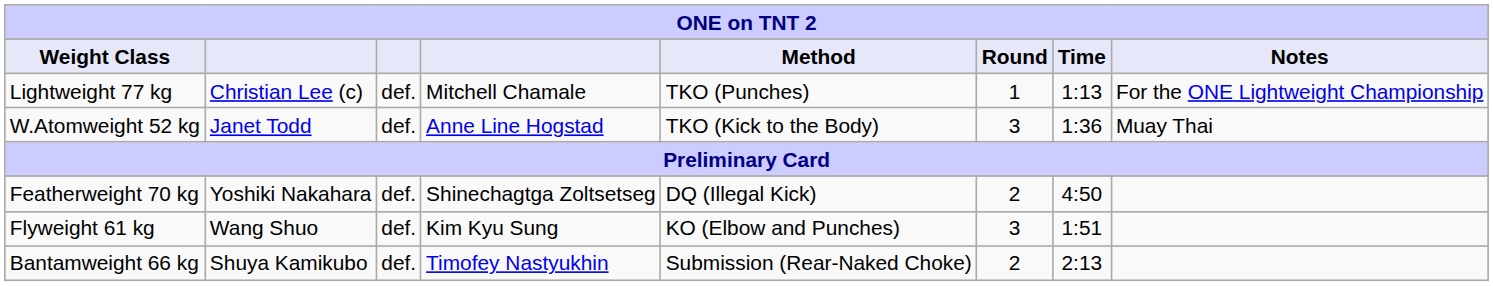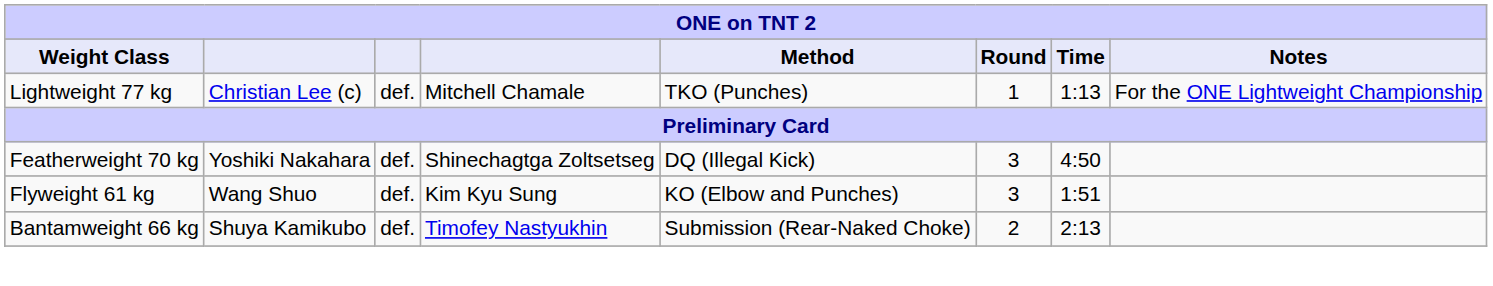- row: (105, 125)
(1015, 194) 2 -> (1014, 159) 3
